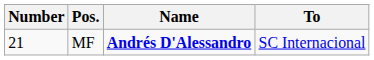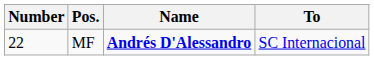(16, 42) 21 -> (16, 42) 22
